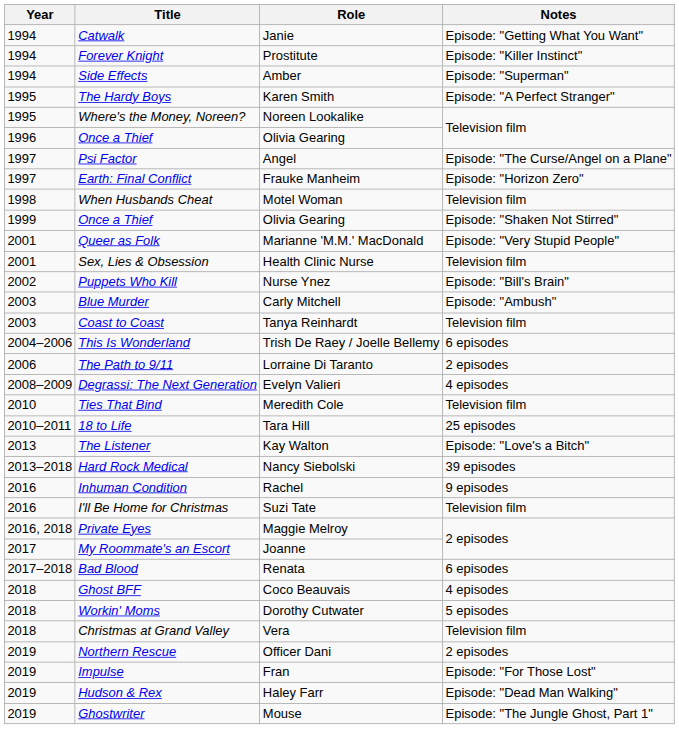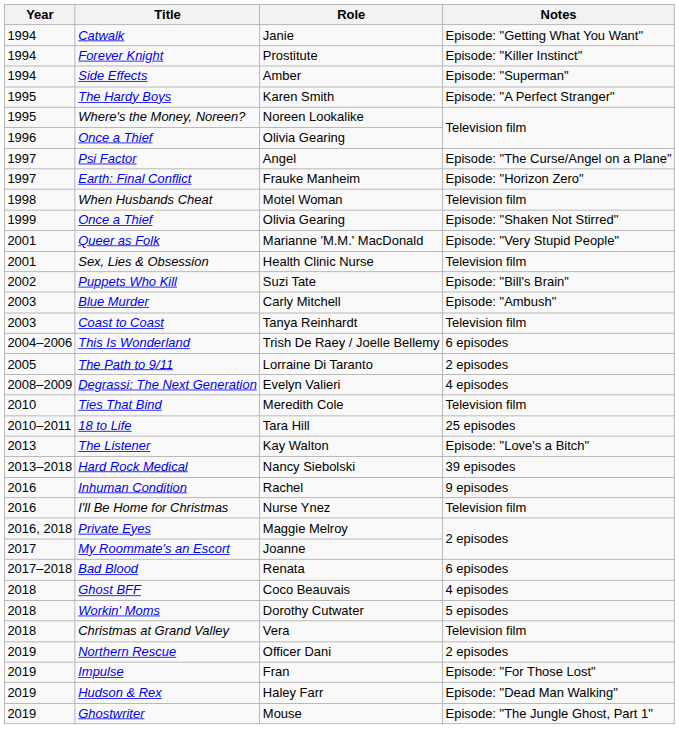(297, 281) Nurse Ynez -> (289, 281) Suzi Tate
(22, 364) 2006 -> (22, 364) 2005
(289, 508) Suzi Tate -> (297, 508) Nurse Ynez
